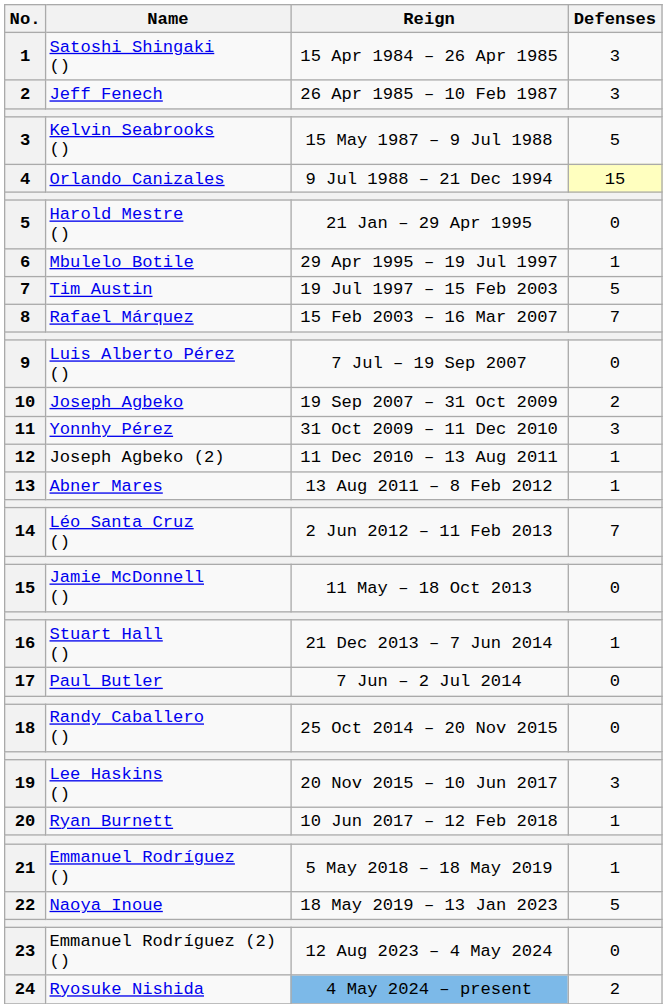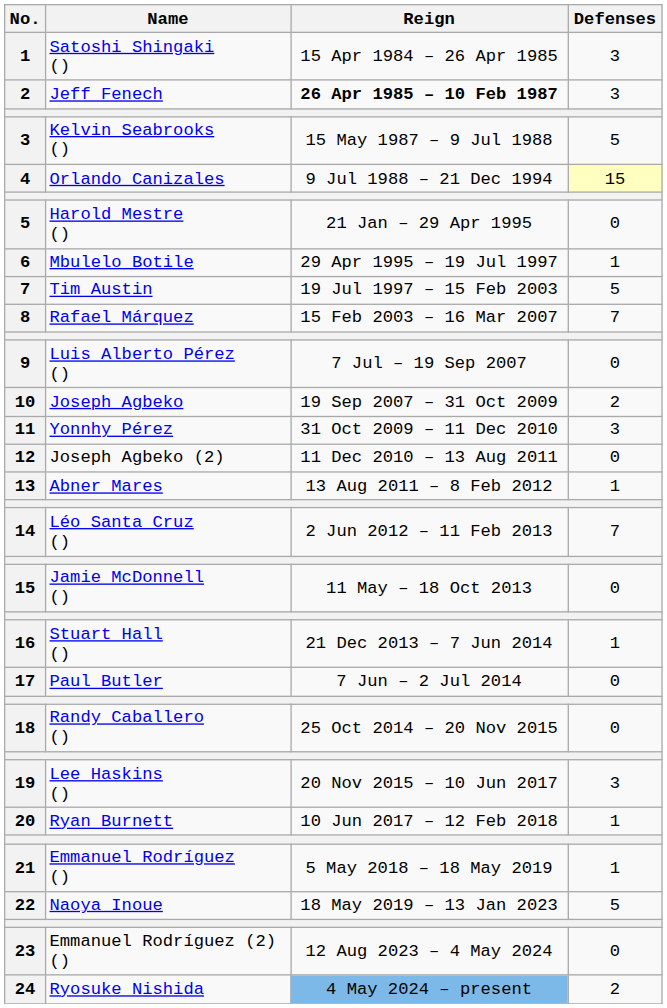(429, 94) normal -> (429, 94) bold
(615, 458) 1 -> (615, 458) 0
